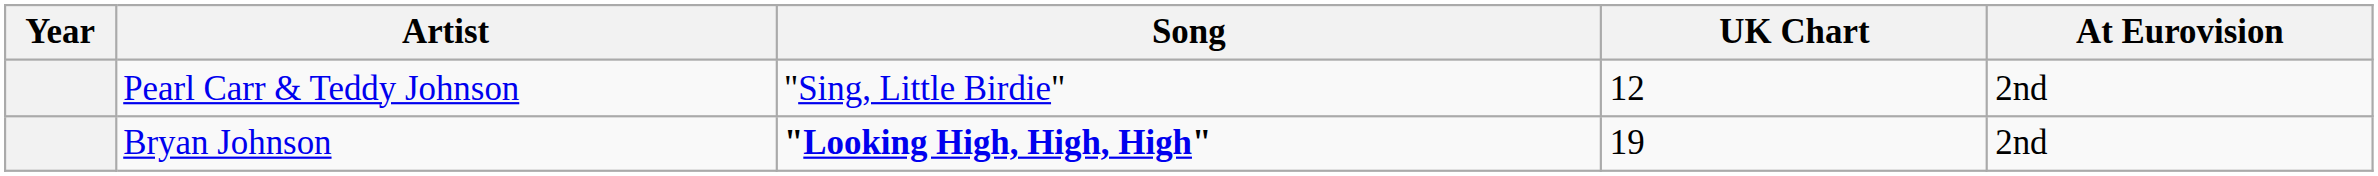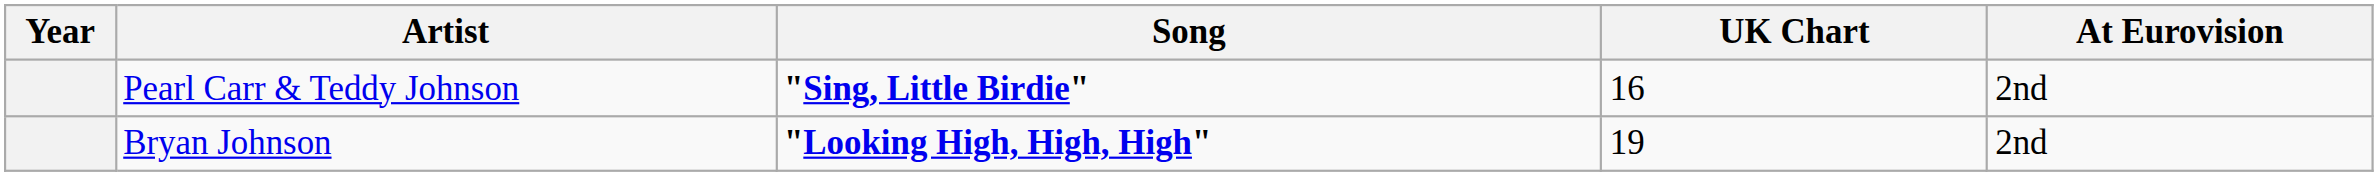(925, 87) normal -> (937, 87) bold
(1627, 87) 12 -> (1627, 87) 16
